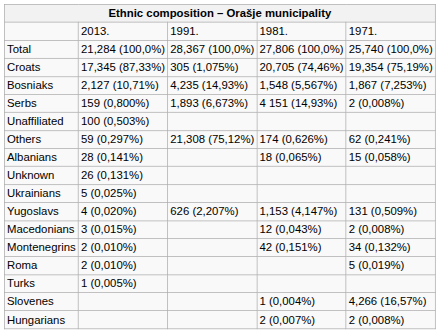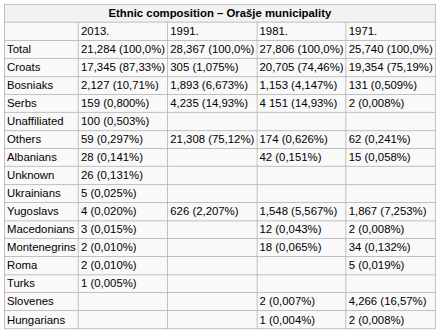(209, 85) 4,235 (14,93%) -> (209, 85) 1,893 (6,673%)
(298, 85) 1,548 (5,567%) -> (298, 85) 1,153 (4,147%)
(388, 85) 1,867 (7,253%) -> (383, 85) 131 (0,509%)
(209, 103) 1,893 (6,673%) -> (209, 103) 4,235 (14,93%)
(290, 157) 18 (0,065%) -> (290, 157) 42 (0,151%)
(298, 211) 1,153 (4,147%) -> (298, 211) 1,548 (5,567%)
(383, 211) 131 (0,509%) -> (388, 211) 1,867 (7,253%)
(290, 247) 42 (0,151%) -> (290, 247) 18 (0,065%)
(287, 301) 1 (0,004%) -> (287, 301) 2 (0,007%)
(287, 319) 2 (0,007%) -> (287, 319) 1 (0,004%)
